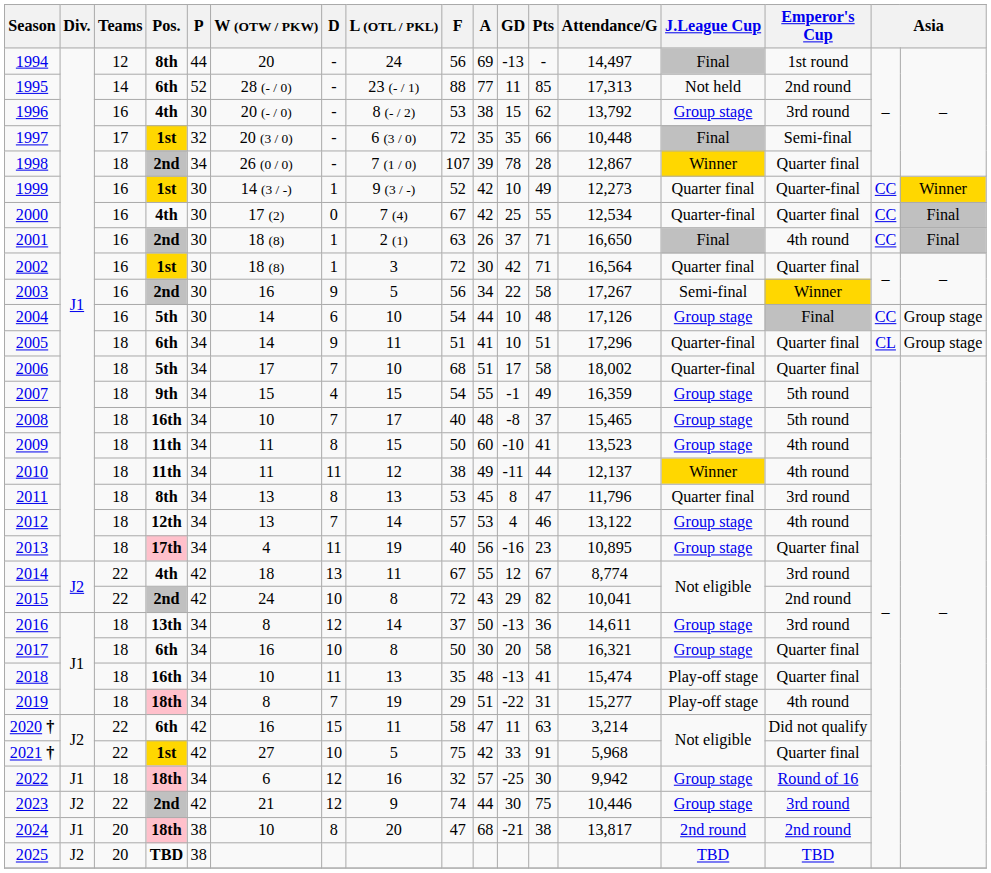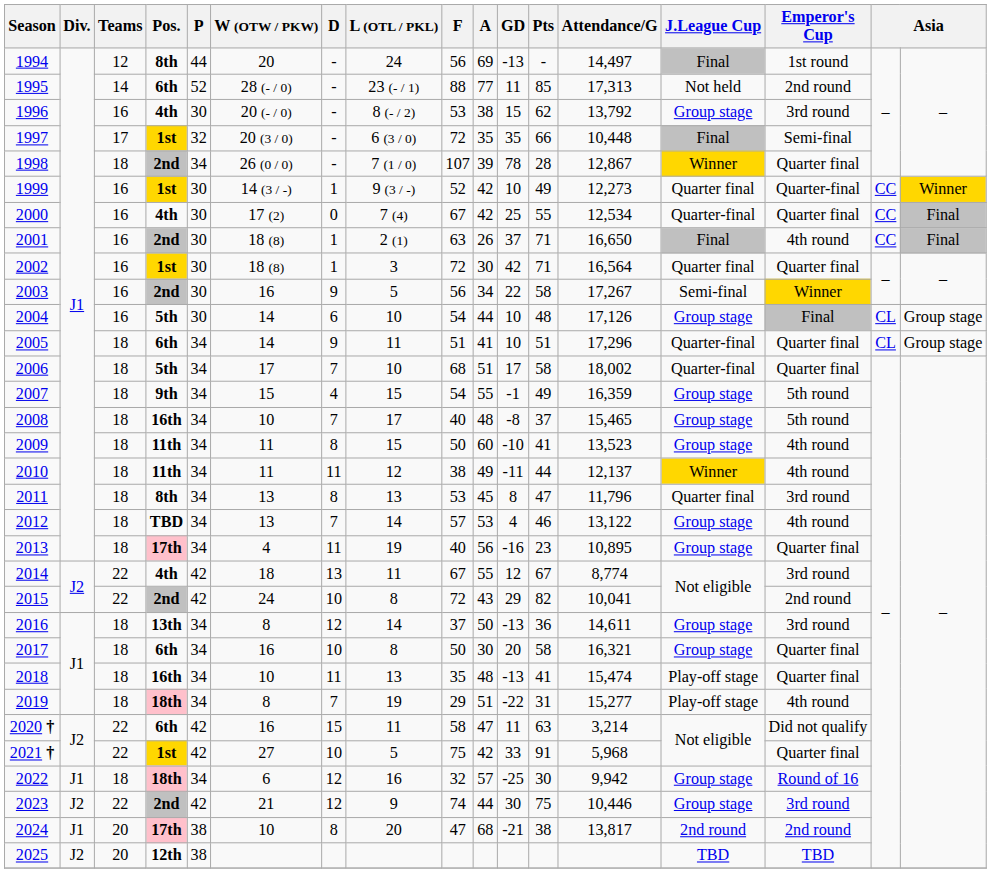(886, 317) CC -> (886, 317) CL
(166, 522) 12th -> (166, 522) TBD
(166, 829) 18th -> (166, 829) 17th
(166, 855) TBD -> (166, 855) 12th
